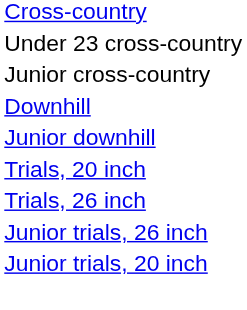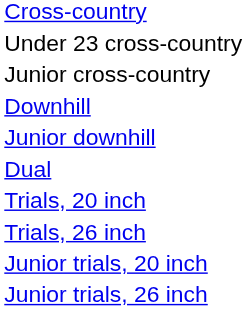+ row: (28, 169)
rows swapped: (106, 263) <-> (106, 232)
